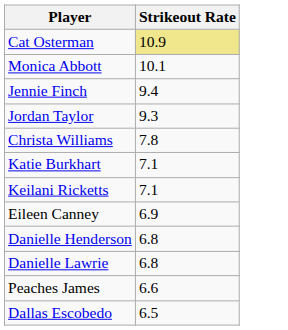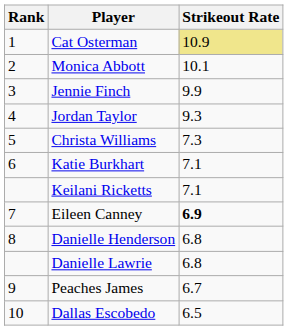+ column: (26, 17)
(149, 91) 9.4 -> (192, 91) 9.9
(149, 140) 7.8 -> (192, 140) 7.3
(149, 214) normal -> (192, 214) bold
(149, 288) 6.6 -> (192, 288) 6.7
